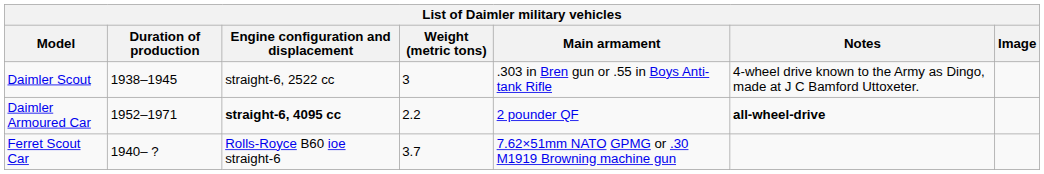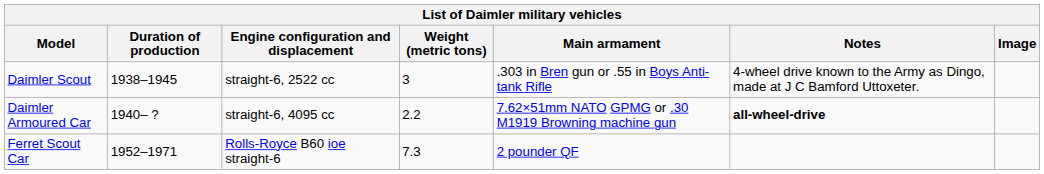(144, 115) 1952–1971 -> (135, 115) 1940– ?
(283, 115) bold -> (280, 115) normal
(538, 115) 2 pounder QF -> (593, 115) 7.62×51mm NATO GPMG or .30 M1919 Browning machine gun
(135, 151) 1940– ? -> (144, 151) 1952–1971
(411, 151) 3.7 -> (411, 151) 7.3
(593, 151) 7.62×51mm NATO GPMG or .30 M1919 Browning machine gun -> (538, 151) 2 pounder QF
